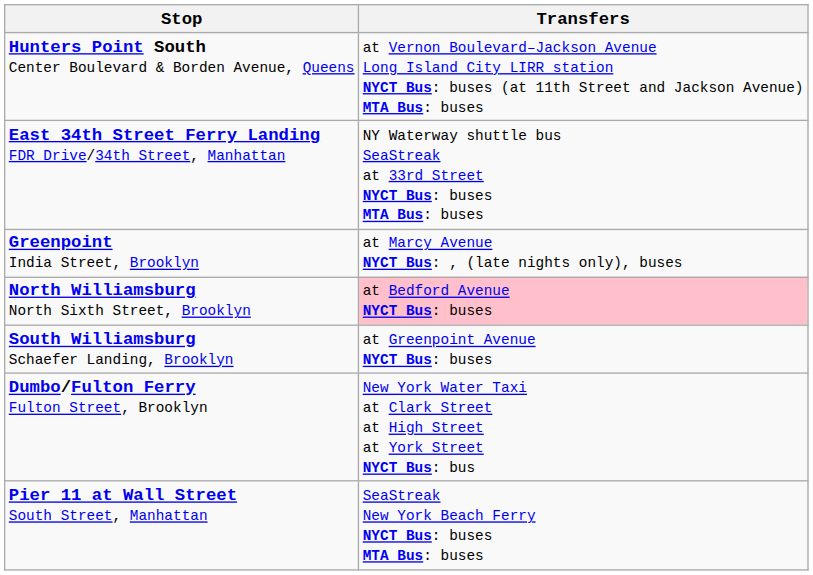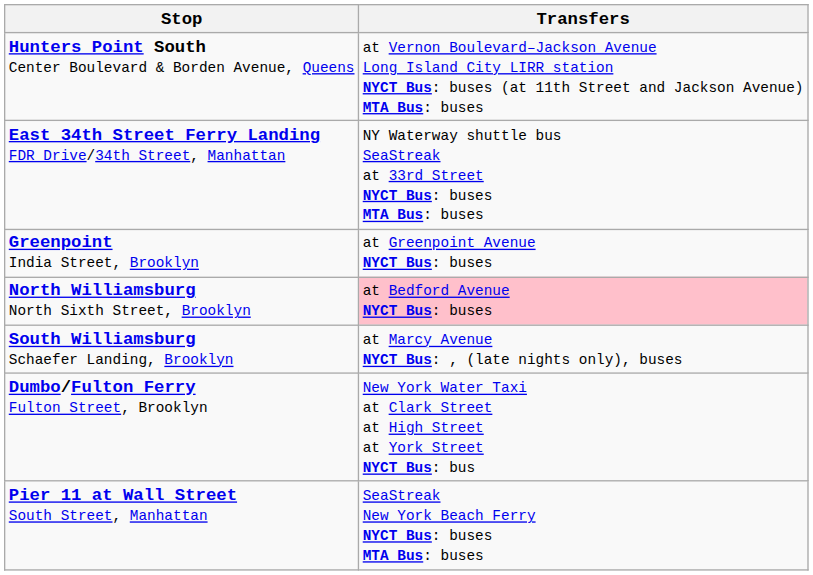(523, 254) at Marcy Avenue NYCT Bus: , (late nights only), buses -> (449, 254) at Greenpoint Avenue NYCT Bus: buses
(449, 350) at Greenpoint Avenue NYCT Bus: buses -> (523, 350) at Marcy Avenue NYCT Bus: , (late nights only), buses
